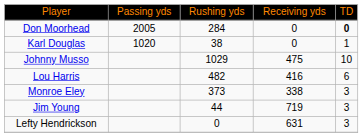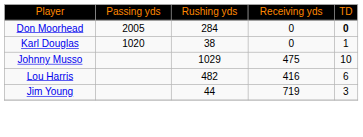- row: (56, 92)
- row: (56, 124)
